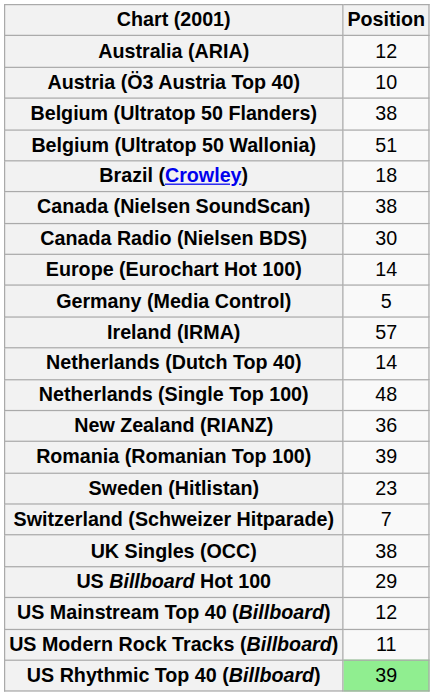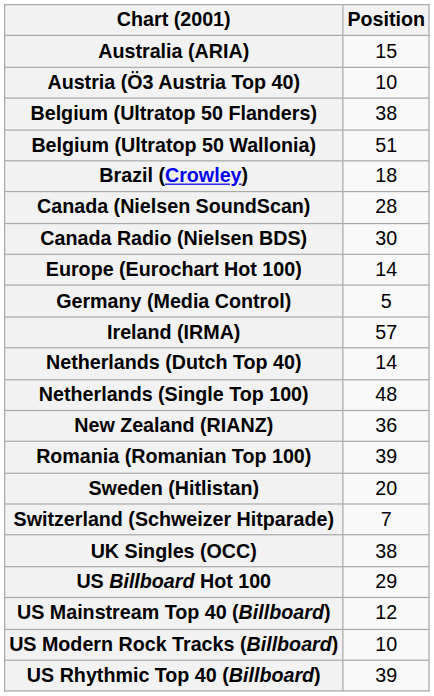(386, 51) 12 -> (386, 51) 15
(386, 207) 38 -> (386, 207) 28
(386, 488) 23 -> (386, 488) 20
(386, 644) 11 -> (386, 644) 10
(386, 675) lightgreen background -> (386, 675) no background
